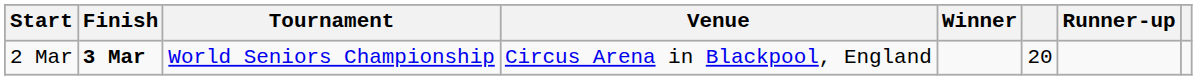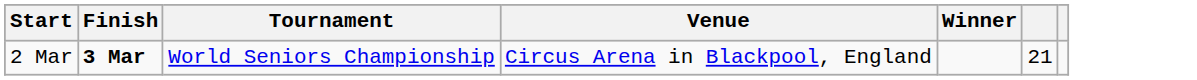- column: (1119, 22)
(1040, 57) 20 -> (1040, 57) 21
